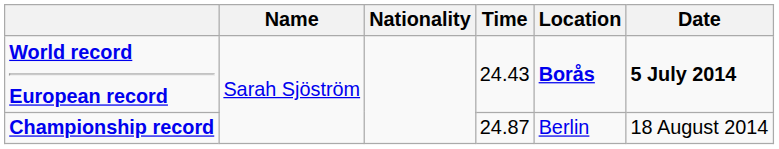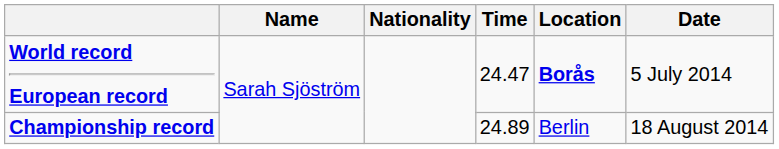(505, 74) 24.43 -> (505, 74) 24.47
(683, 74) bold -> (681, 74) normal
(505, 127) 24.87 -> (505, 127) 24.89
